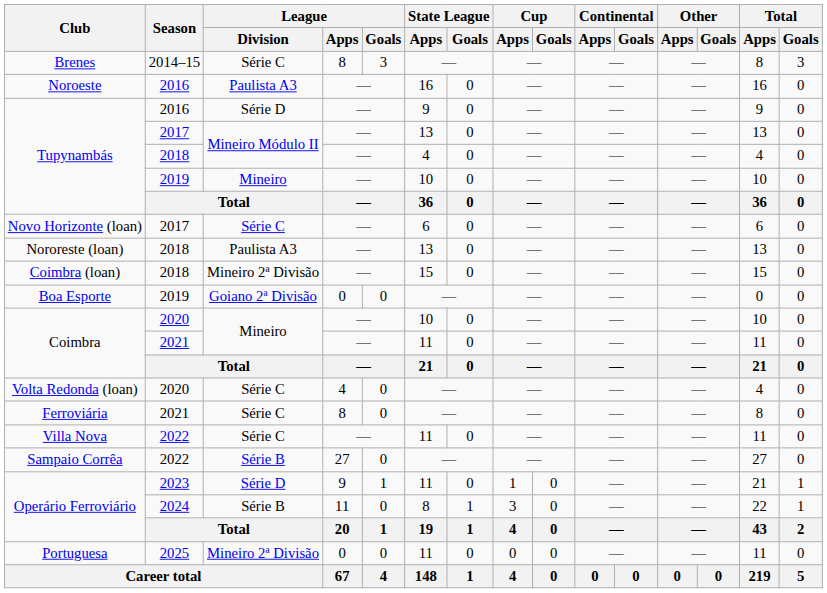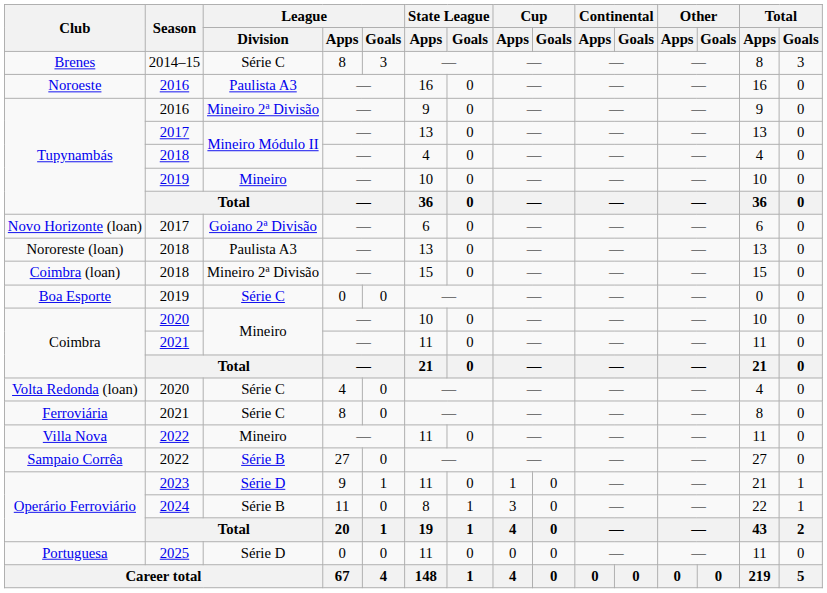(263, 109) Série D -> (263, 109) Mineiro 2ª Divisão
(263, 226) Série C -> (263, 226) Goiano 2ª Divisão
(263, 296) Goiano 2ª Divisão -> (263, 296) Série C
(263, 436) Série C -> (263, 436) Mineiro
(263, 553) Mineiro 2ª Divisão -> (263, 553) Série D
